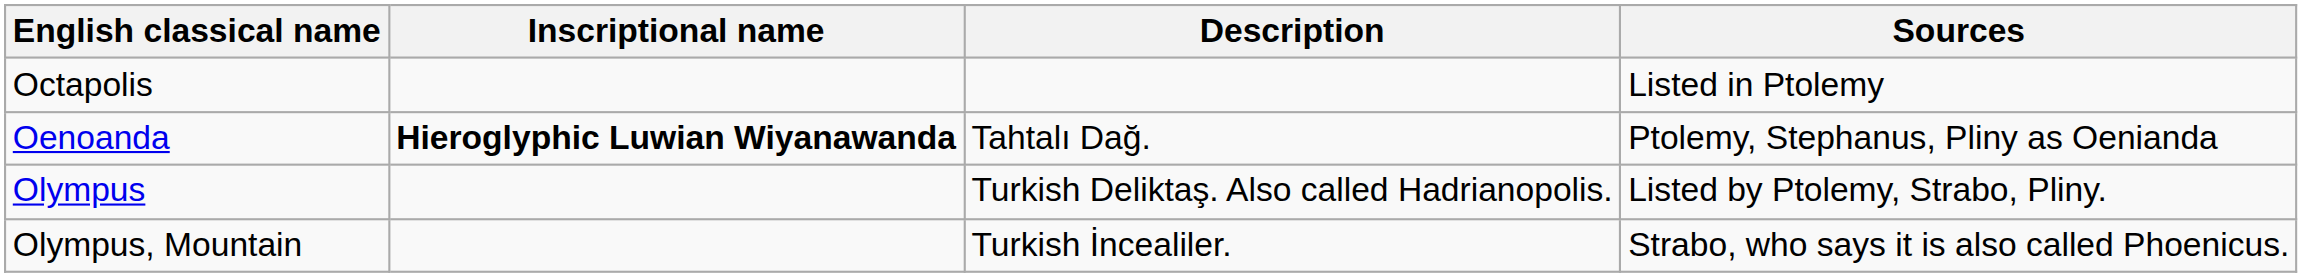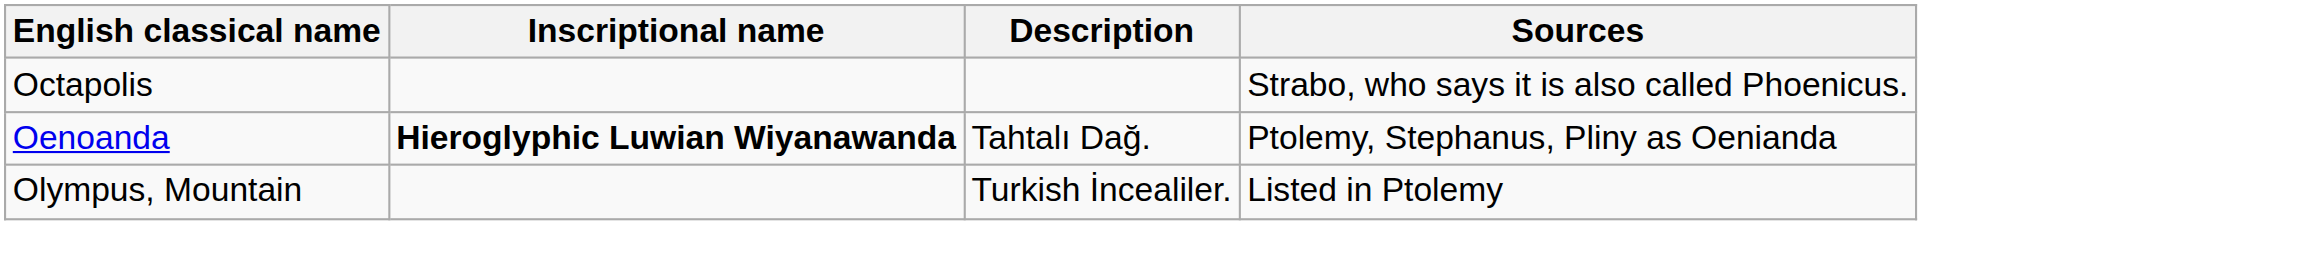(1756, 84) Listed in Ptolemy -> (1578, 84) Strabo, who says it is also called Phoenicus.
- row: (79, 191)
(1959, 244) Strabo, who says it is also called Phoenicus. -> (1375, 191) Listed in Ptolemy
